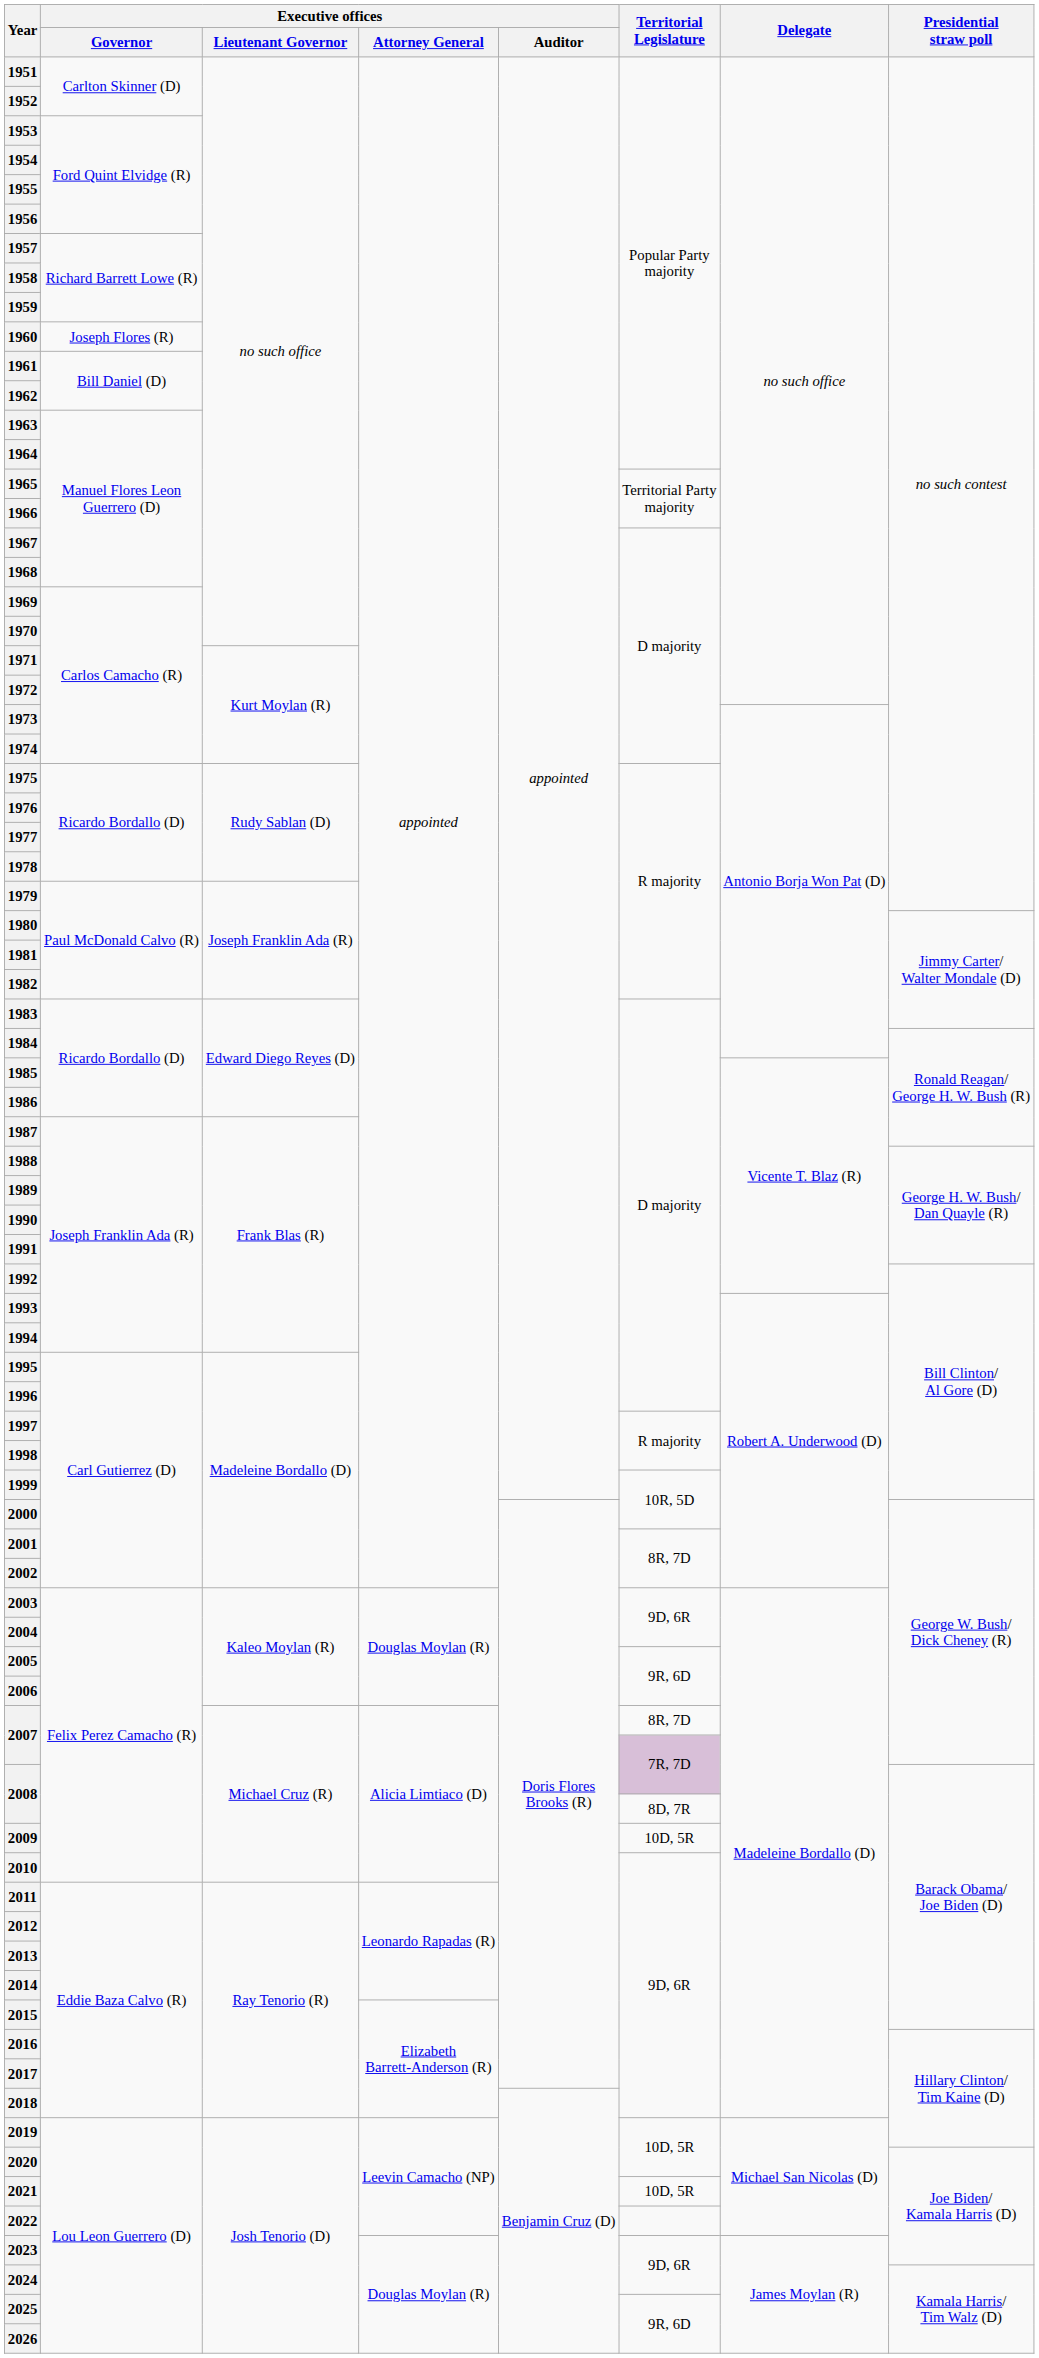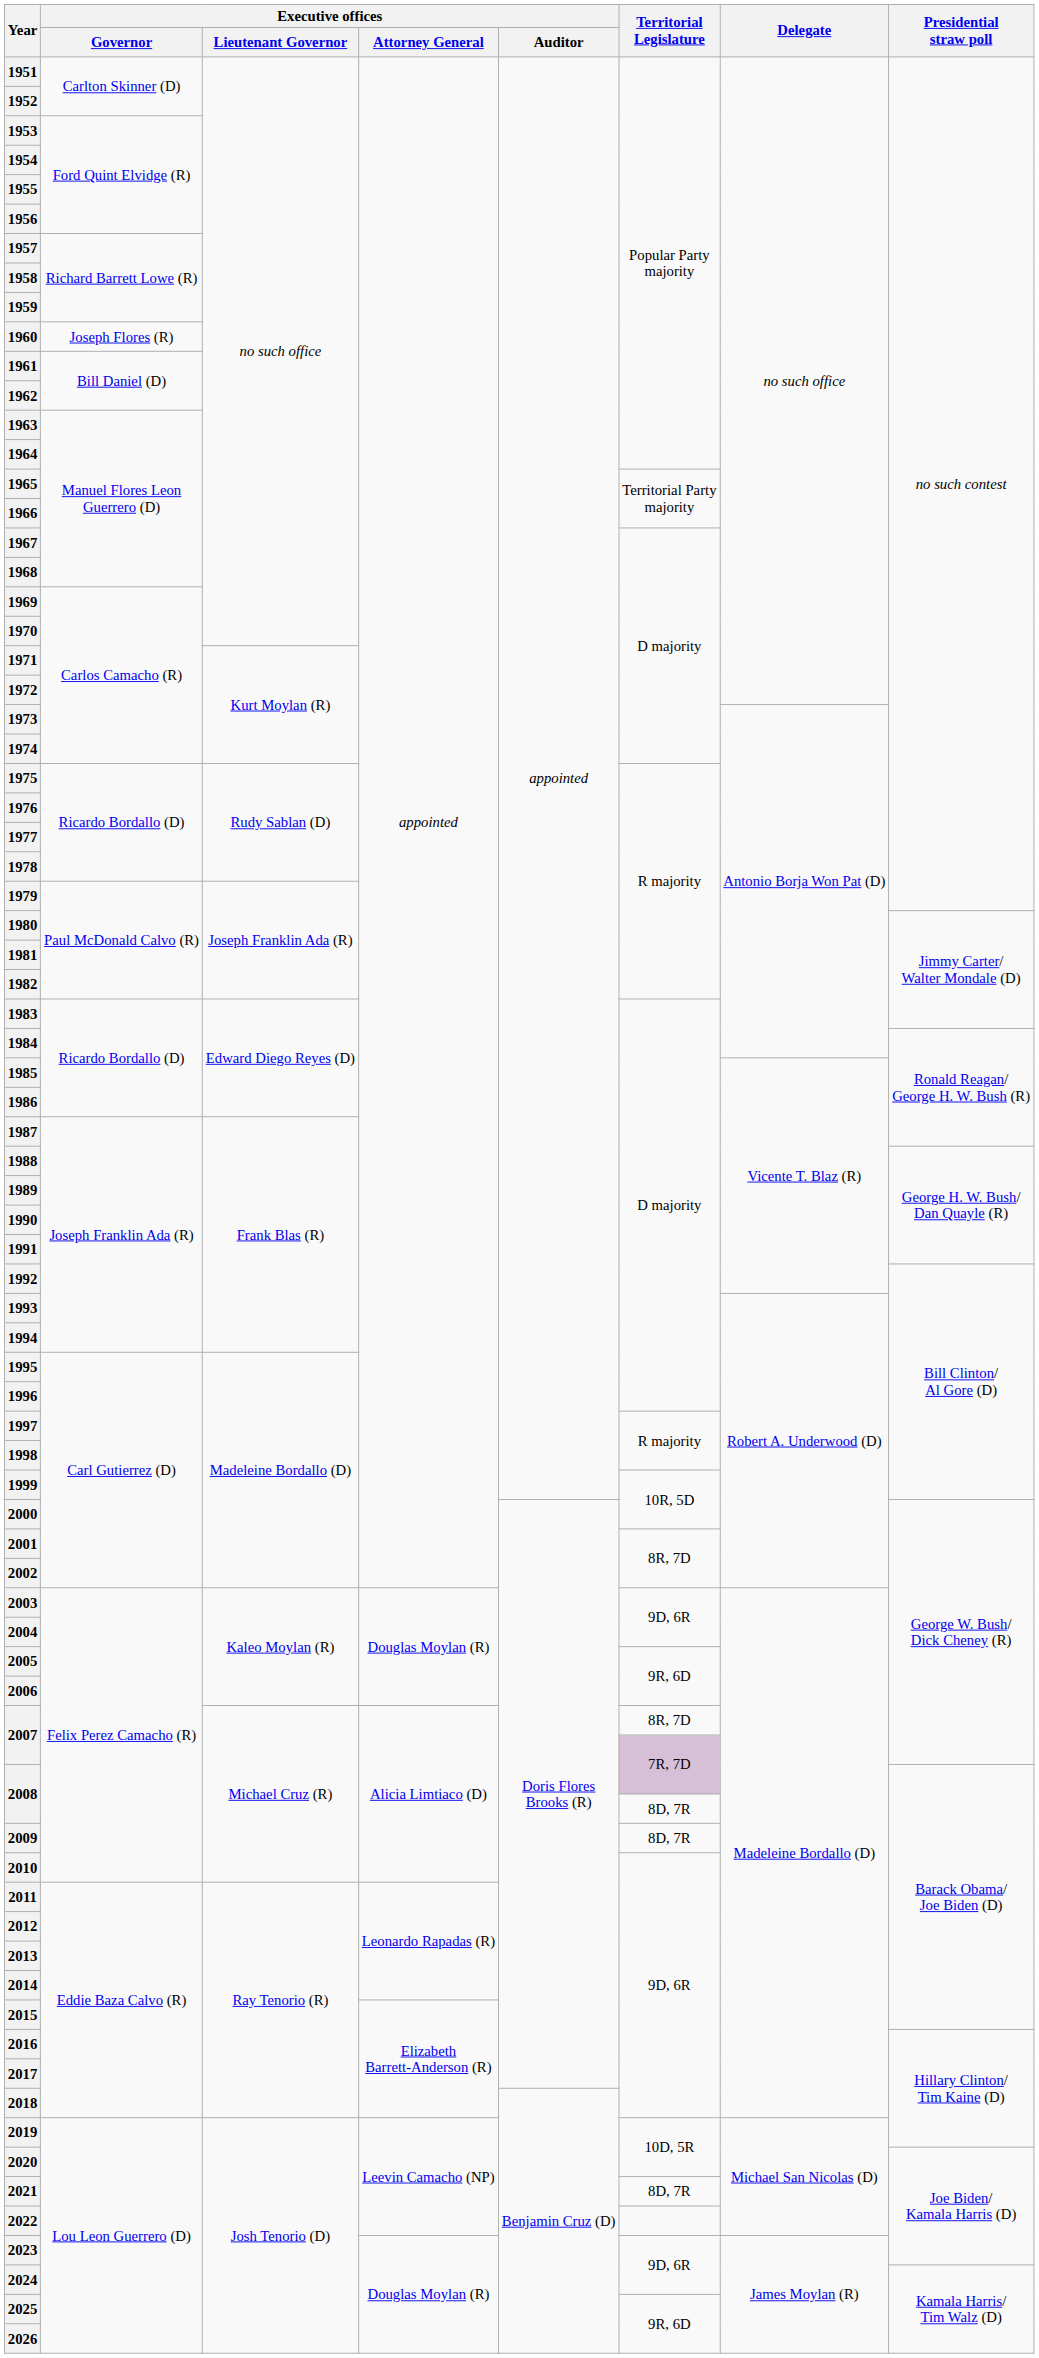(669, 1838) 10D, 5R -> (669, 1838) 8D, 7R
(669, 2191) 10D, 5R -> (669, 2191) 8D, 7R
